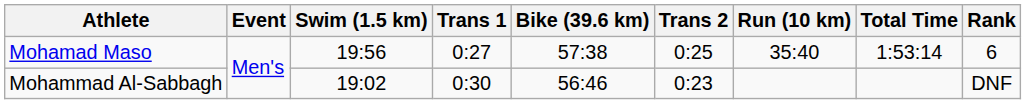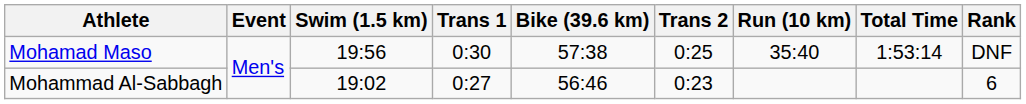(472, 52) 0:27 -> (472, 52) 0:30
(992, 52) 6 -> (992, 52) DNF
(472, 84) 0:30 -> (472, 84) 0:27
(992, 84) DNF -> (992, 84) 6
